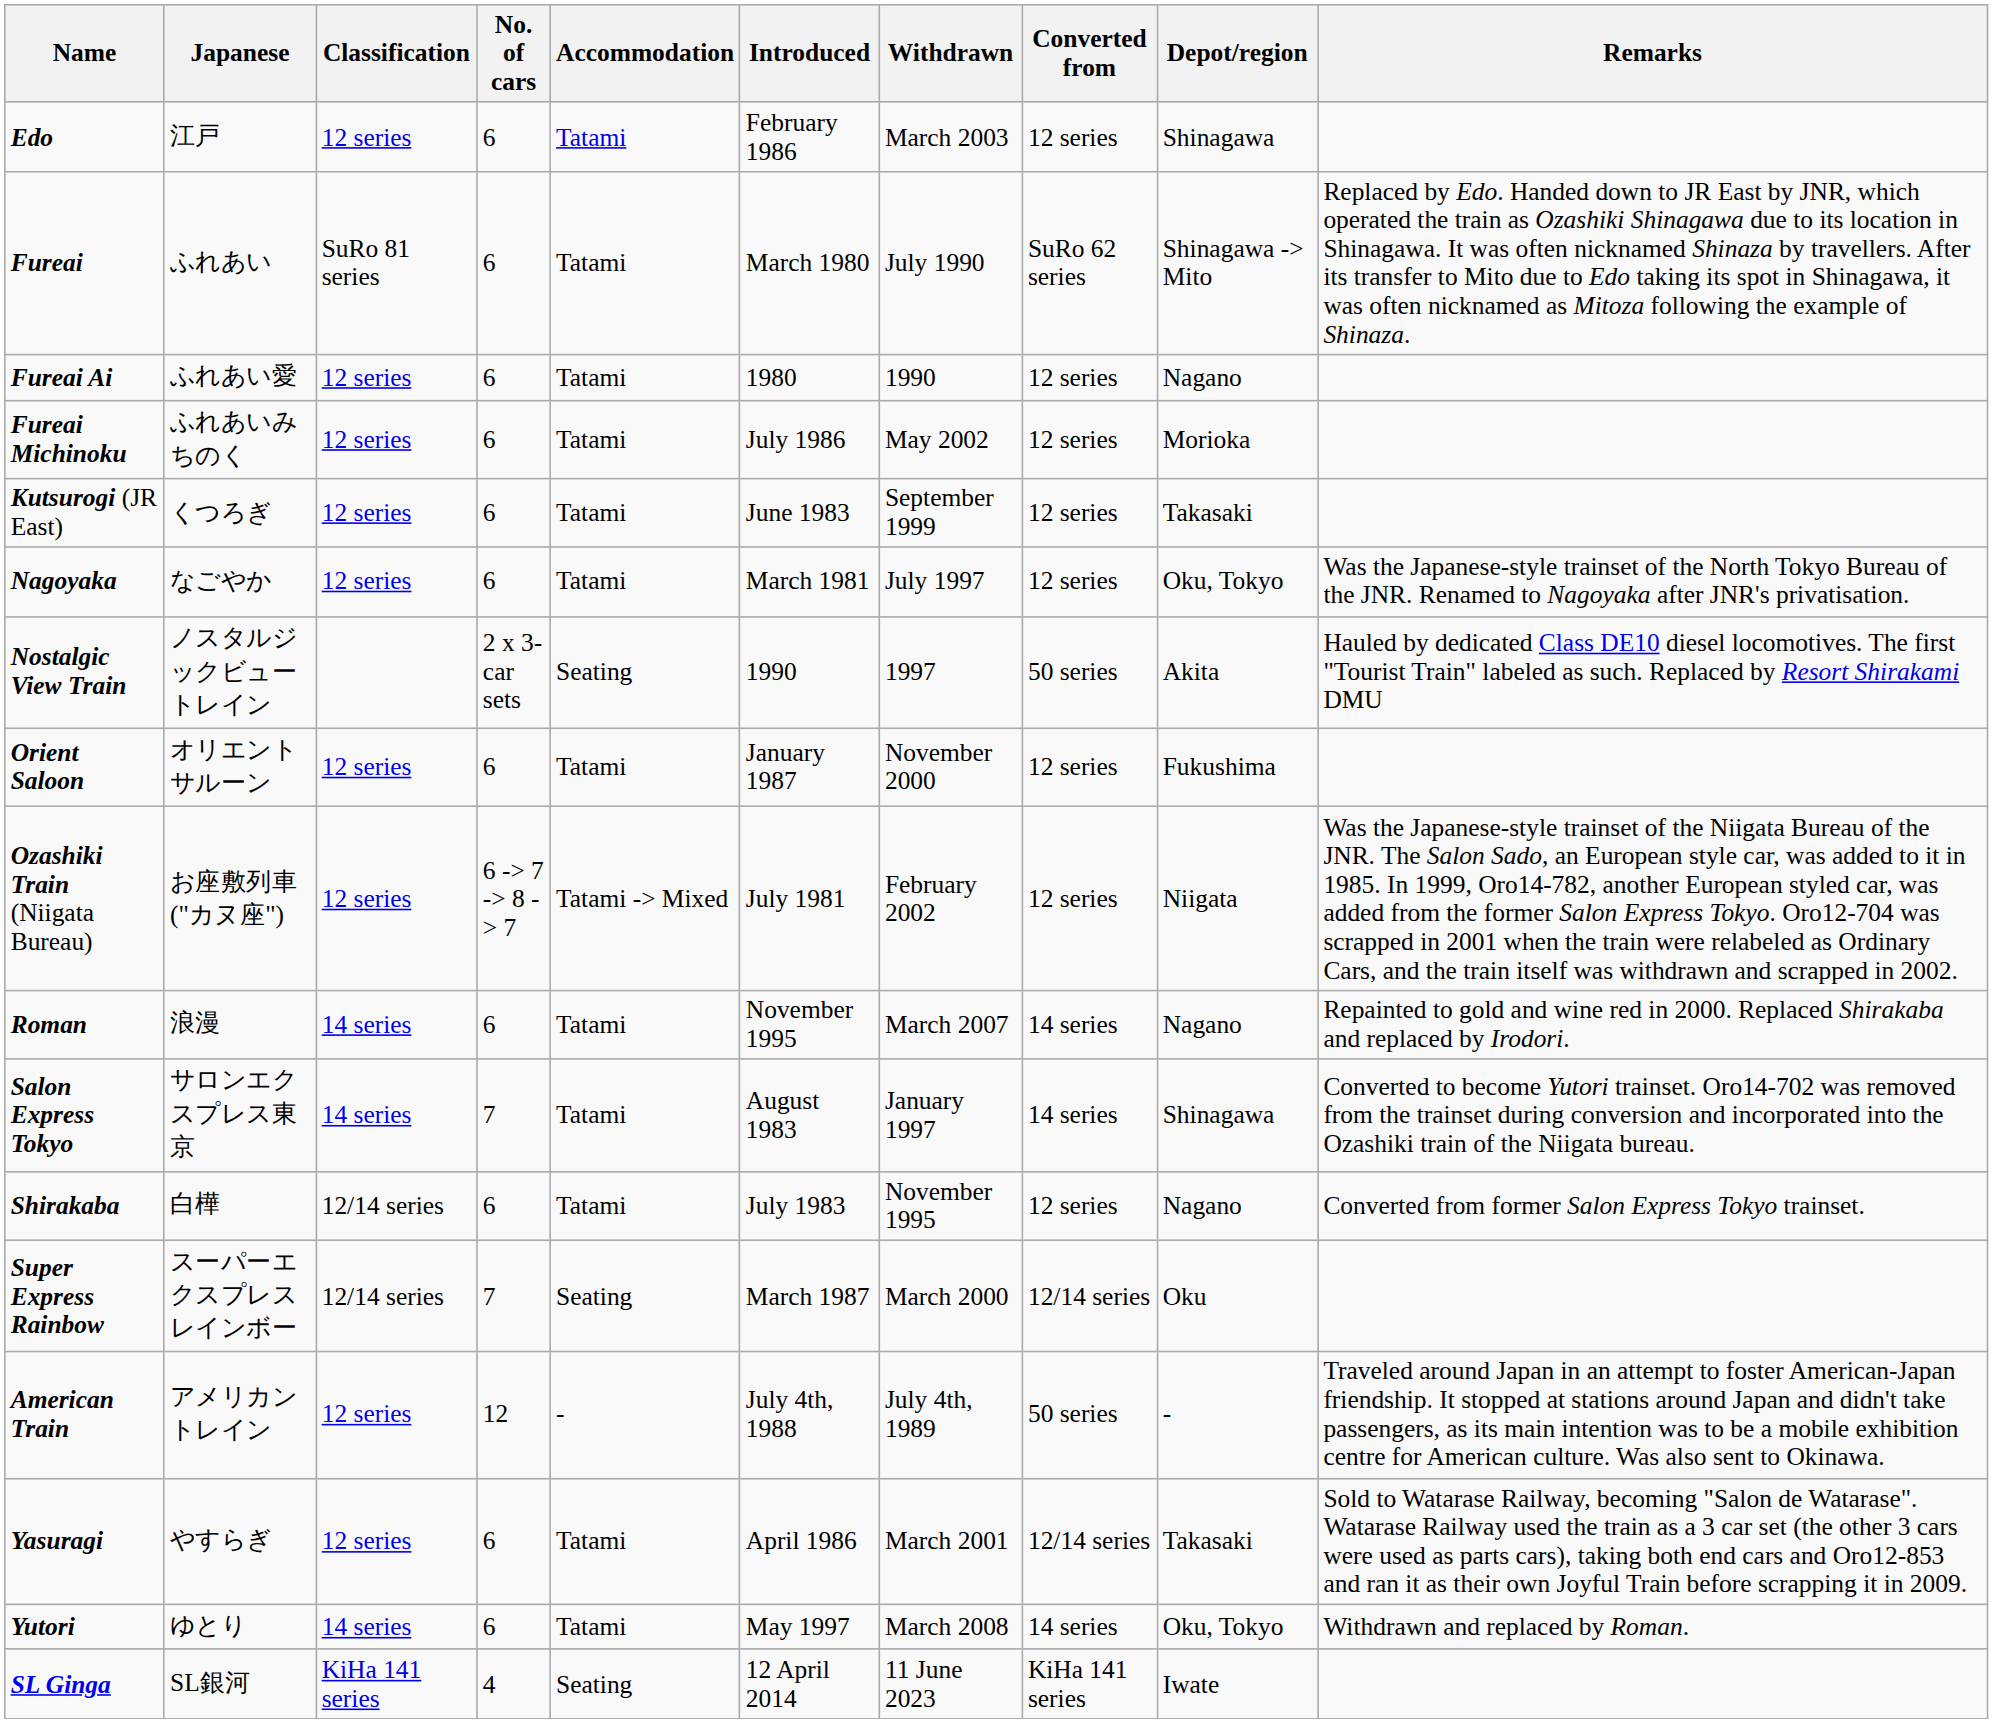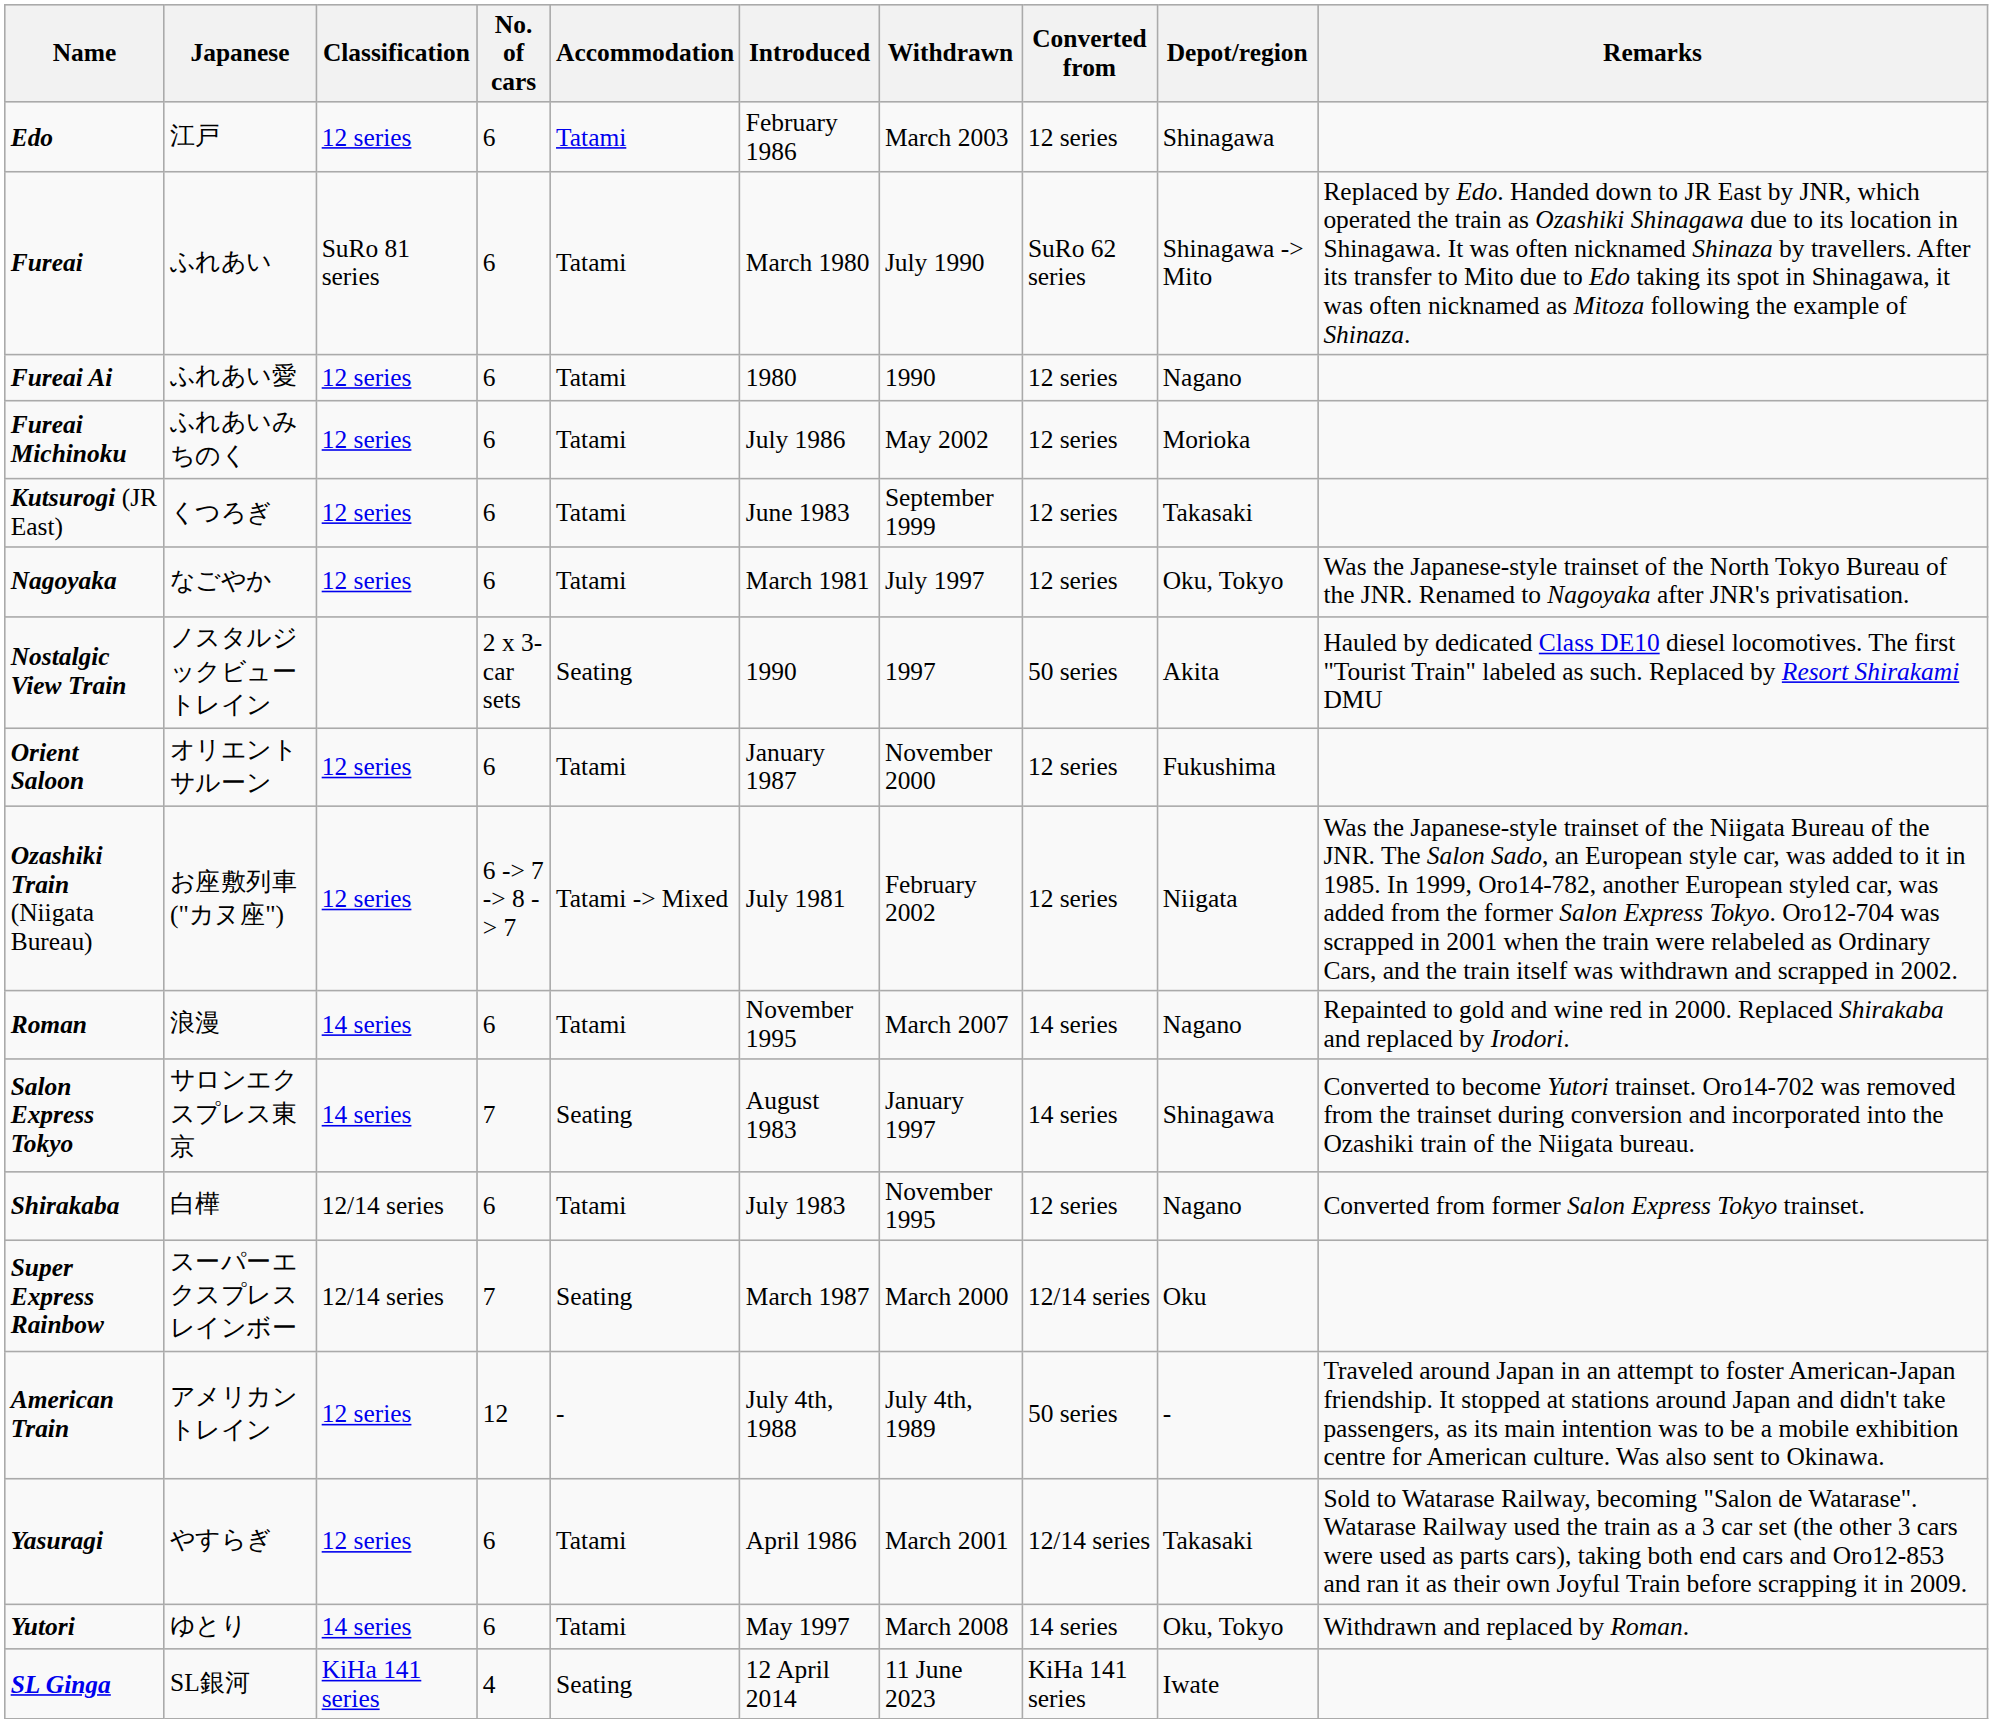(591, 1114) Tatami -> (594, 1114) Seating
